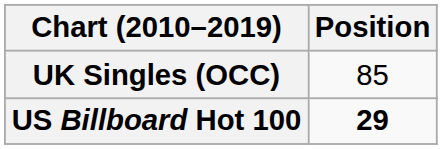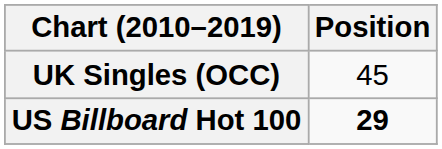(373, 74) 85 -> (373, 74) 45
